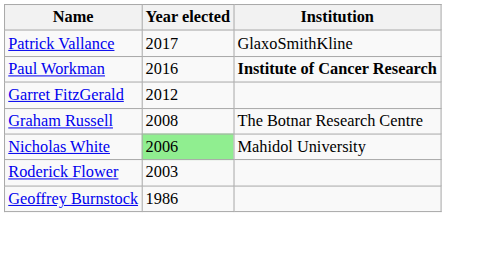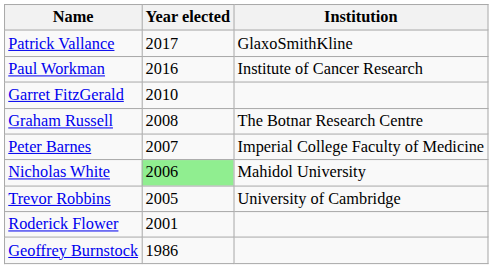(337, 69) bold -> (330, 69) normal
(162, 95) 2012 -> (162, 95) 2010
+ row: (50, 146)
+ row: (59, 198)
(162, 172) 2003 -> (162, 224) 2001
